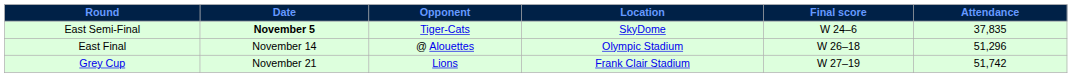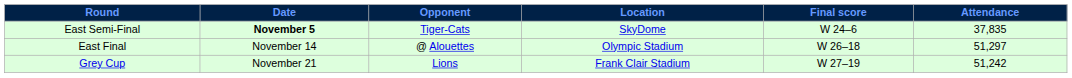(990, 47) 51,296 -> (990, 47) 51,297
(990, 64) 51,742 -> (990, 64) 51,242
